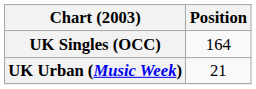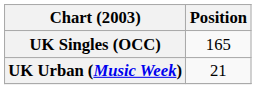(218, 44) 164 -> (218, 44) 165
